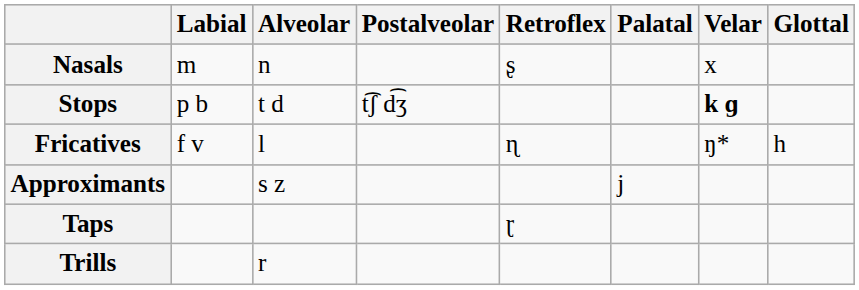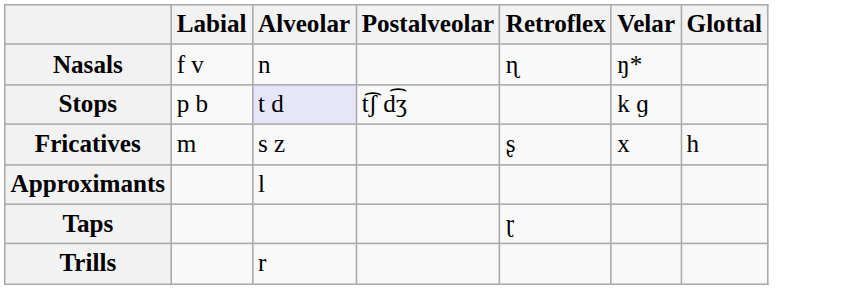- column: (655, 24)
(186, 64) m -> (190, 64) f v
(511, 64) ʂ -> (512, 64) ɳ
(711, 64) x -> (630, 64) ŋ*
(271, 104) no background -> (271, 104) lavender background
(721, 104) bold -> (633, 104) normal
(190, 143) f v -> (186, 143) m
(262, 143) l -> (272, 143) s z
(512, 143) ɳ -> (511, 143) ʂ
(717, 143) ŋ* -> (624, 143) x
(272, 183) s z -> (262, 183) l
